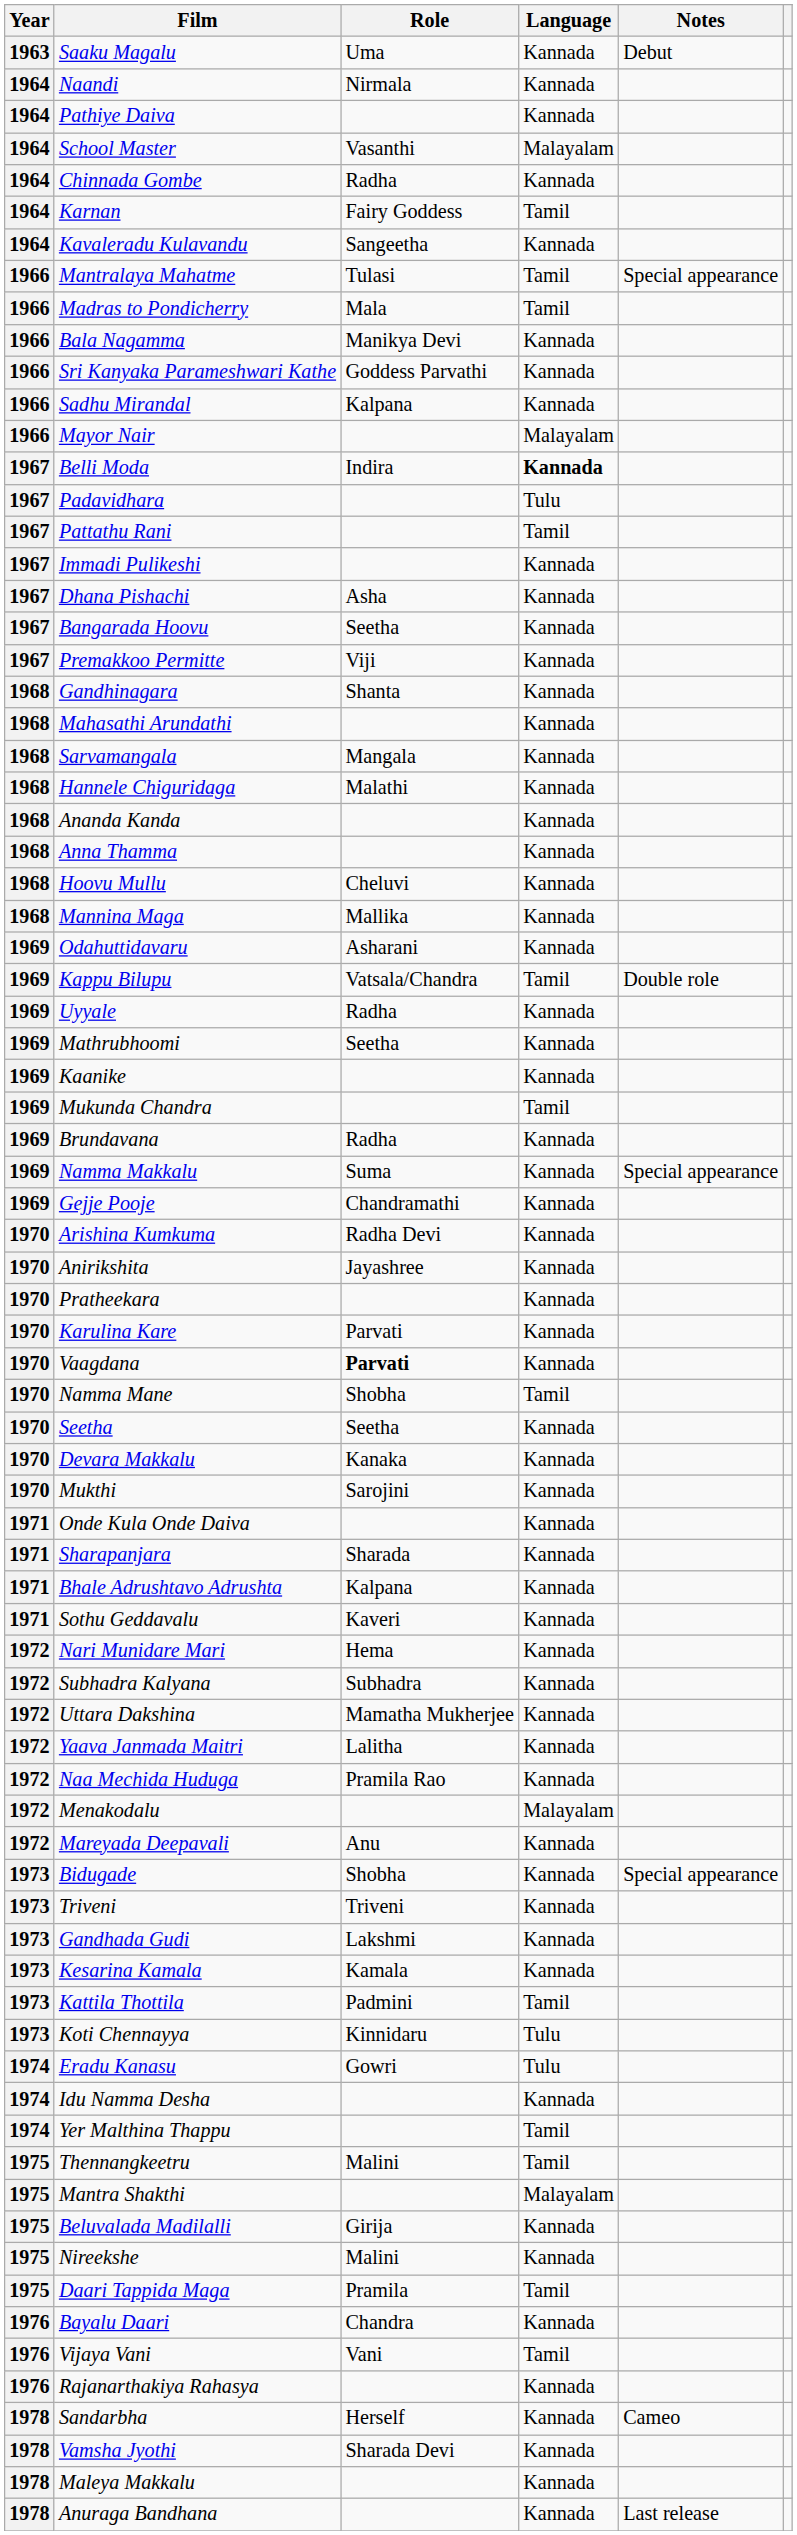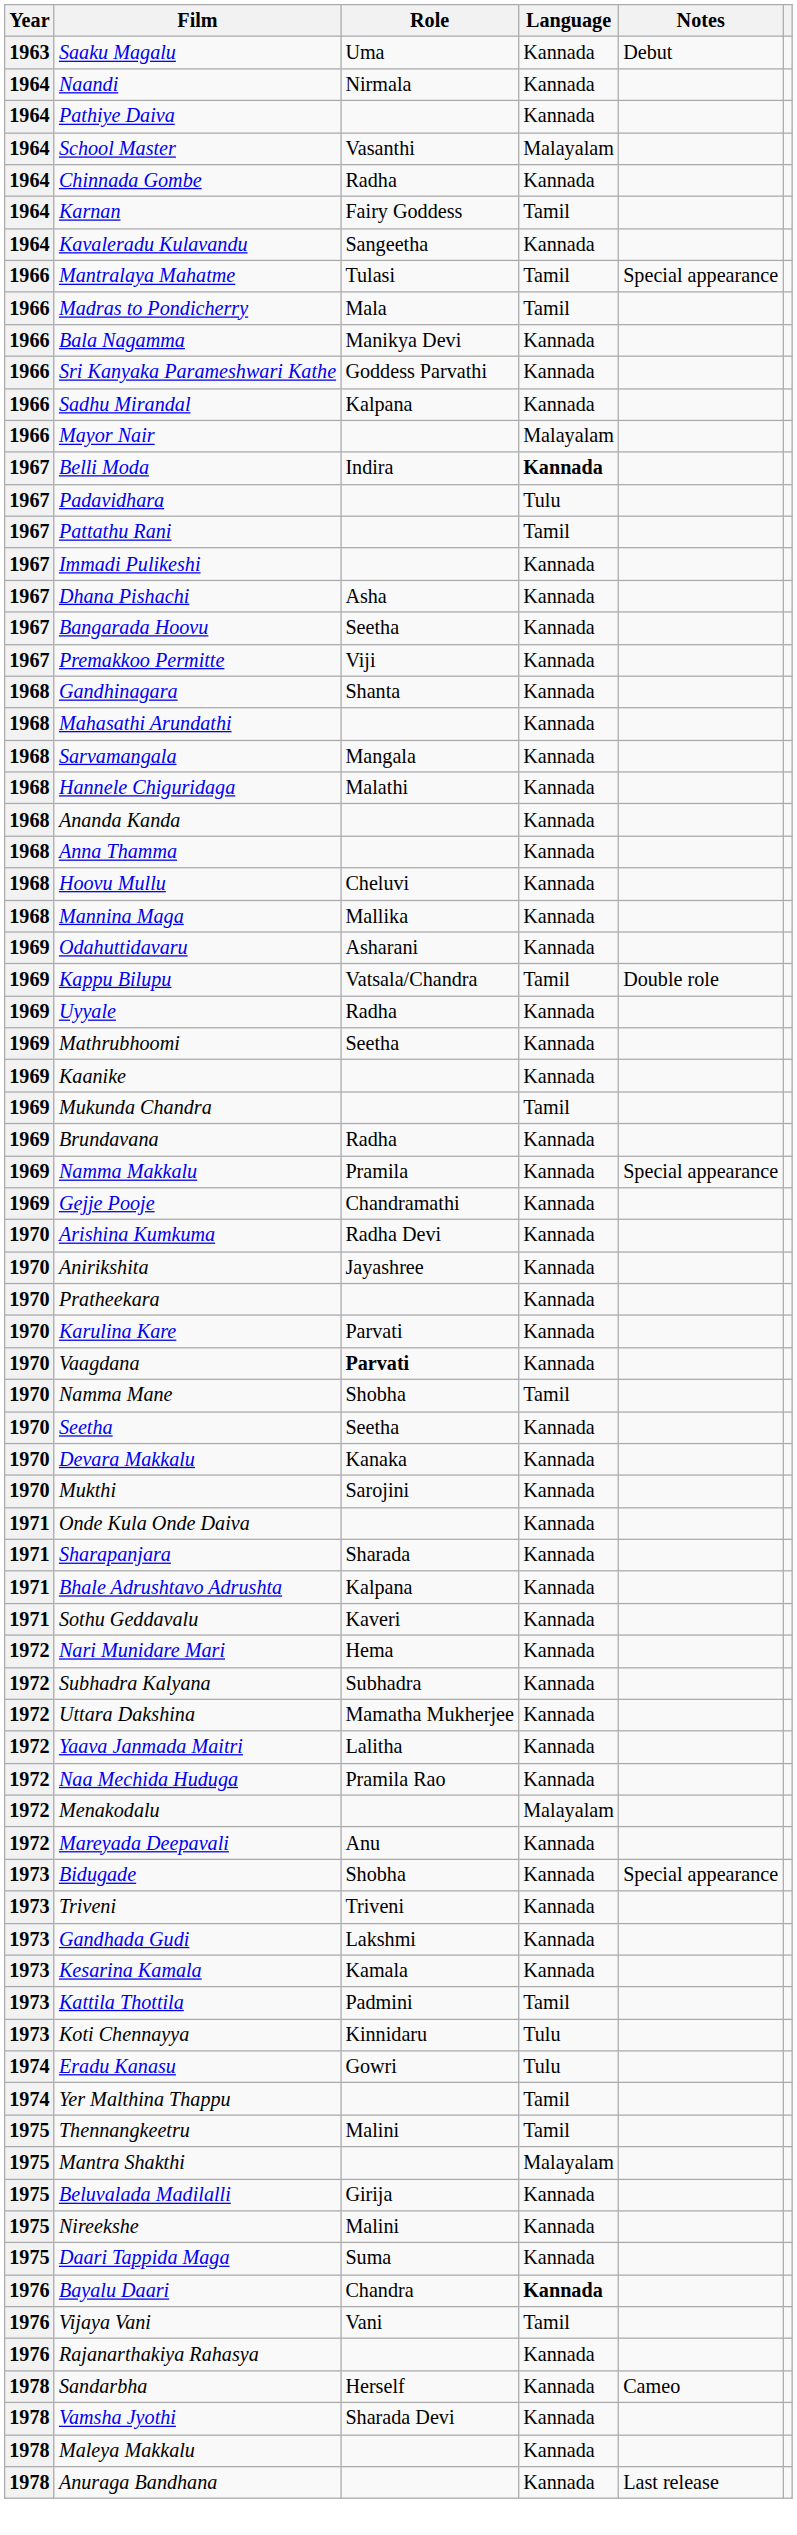(368, 1171) Suma -> (377, 1171) Pramila
- row: (134, 2098)
(377, 2290) Pramila -> (368, 2258) Suma
(547, 2290) Tamil -> (559, 2258) Kannada
(559, 2322) normal -> (563, 2290) bold
